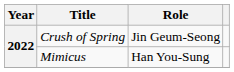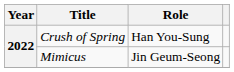(176, 36) Jin Geum-Seong -> (170, 36) Han You-Sung
(170, 57) Han You-Sung -> (176, 57) Jin Geum-Seong
